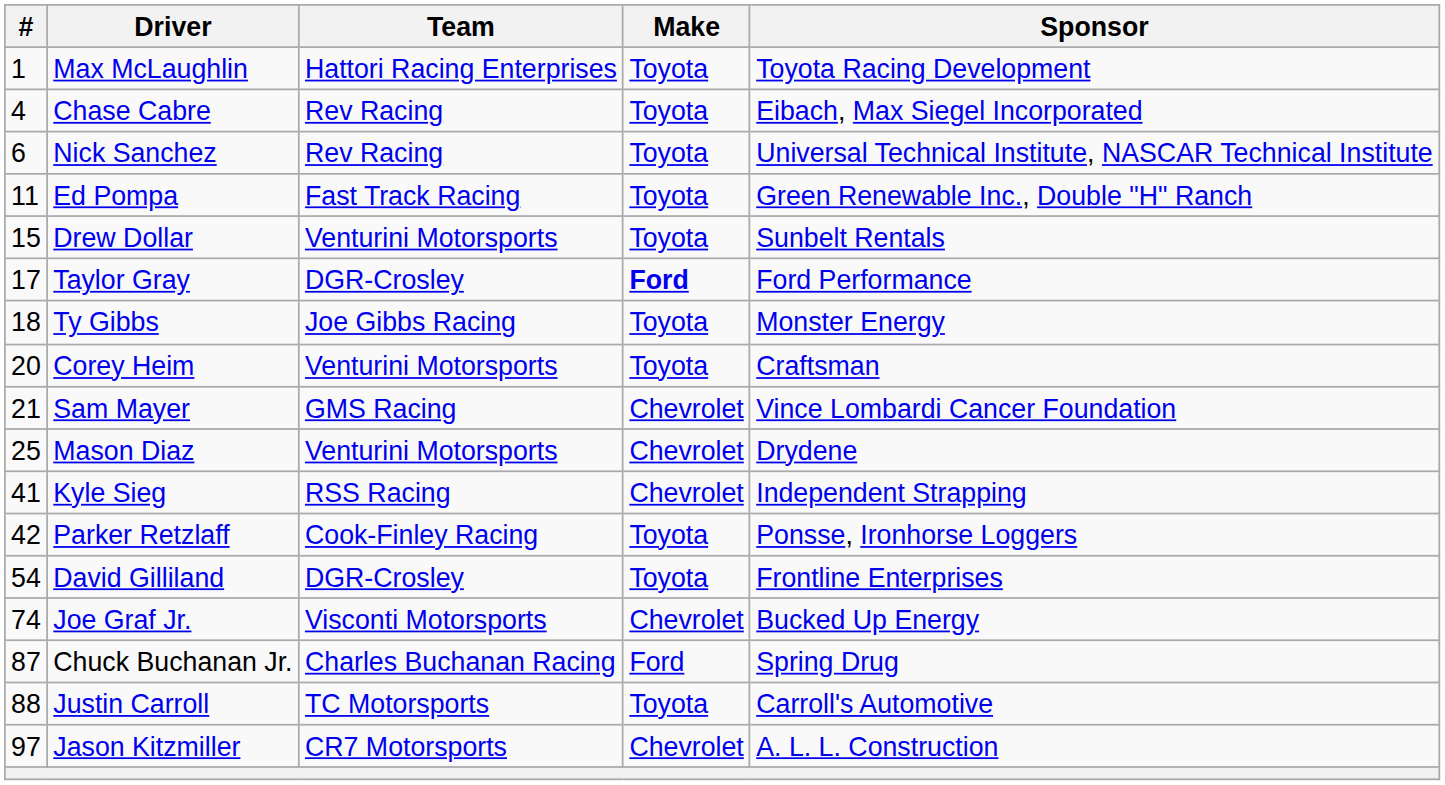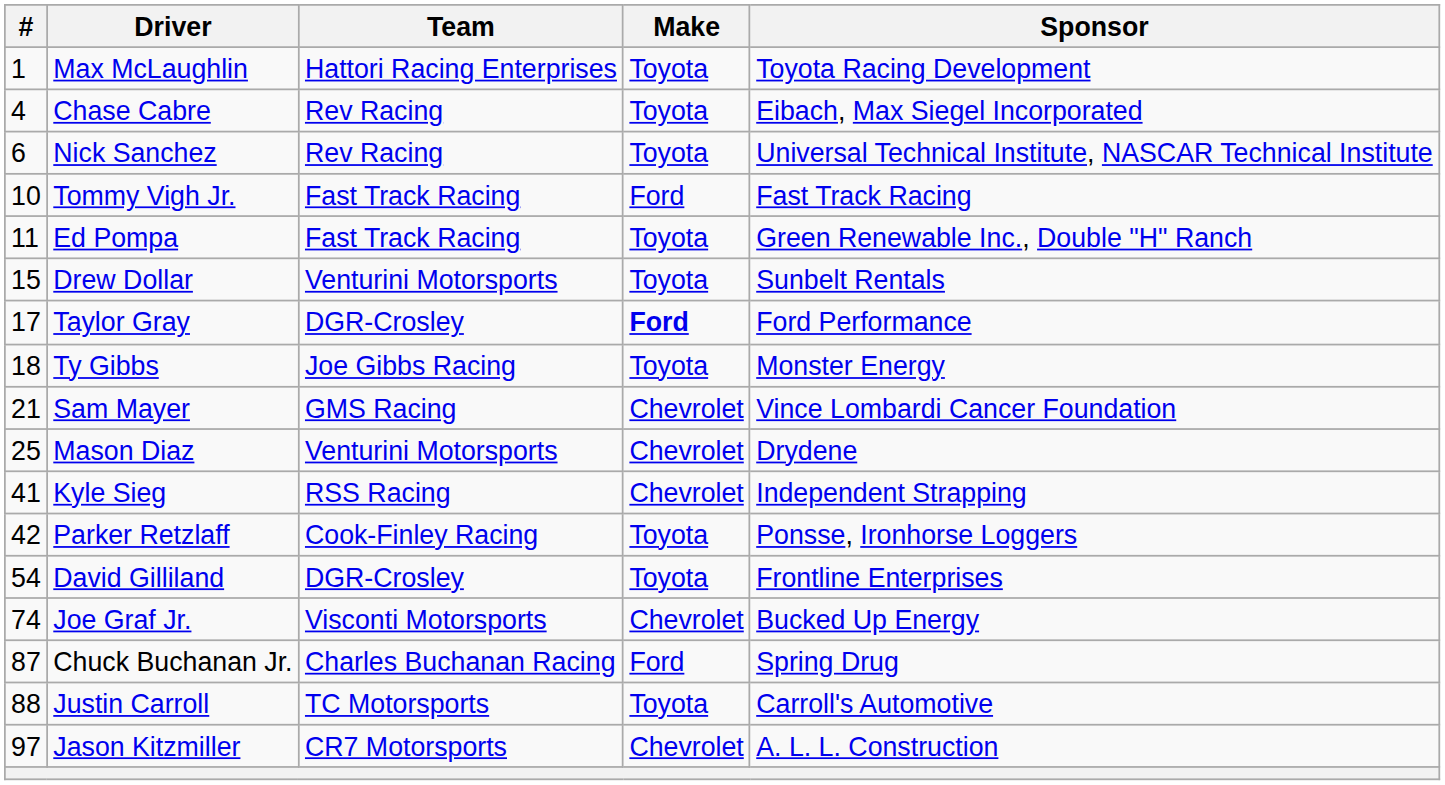+ row: (144, 196)
- row: (124, 365)
